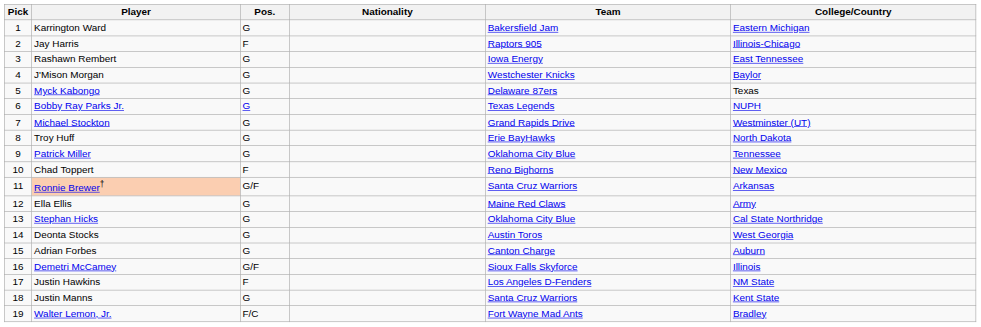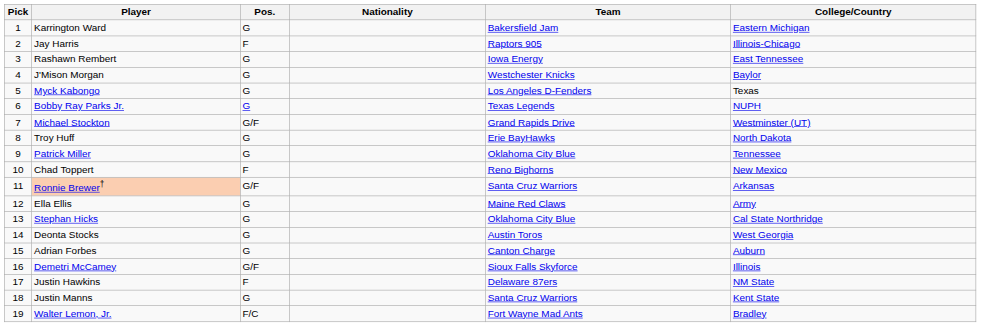(522, 91) Delaware 87ers -> (540, 91) Los Angeles D-Fenders
(246, 122) G -> (251, 122) G/F
(540, 282) Los Angeles D-Fenders -> (522, 282) Delaware 87ers
